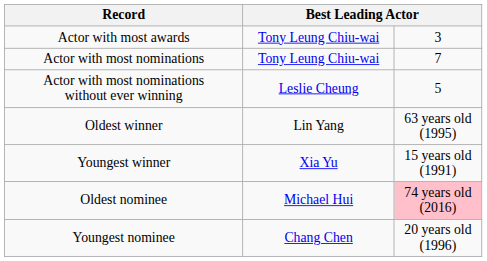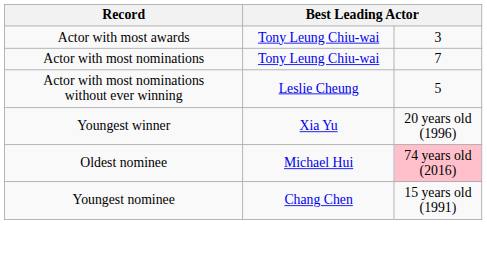- row: (124, 125)
(438, 163) 15 years old (1991) -> (438, 125) 20 years old (1996)
(438, 237) 20 years old (1996) -> (438, 200) 15 years old (1991)
